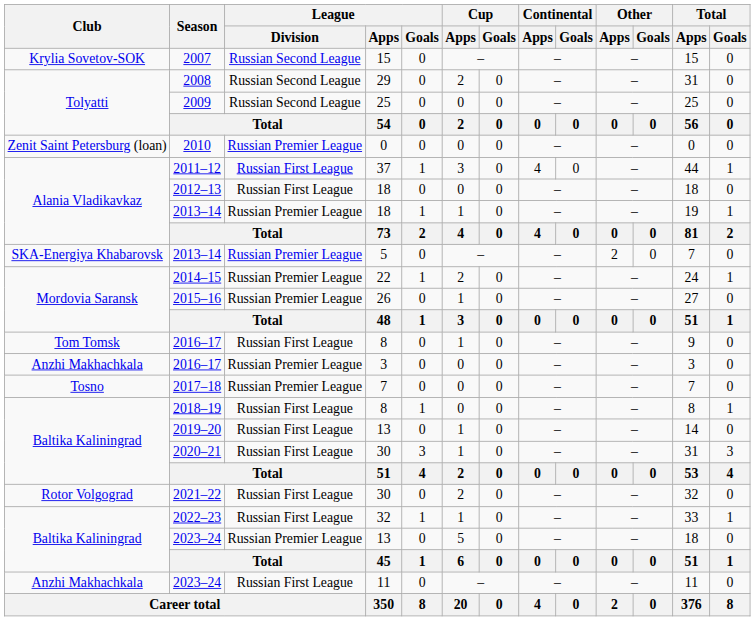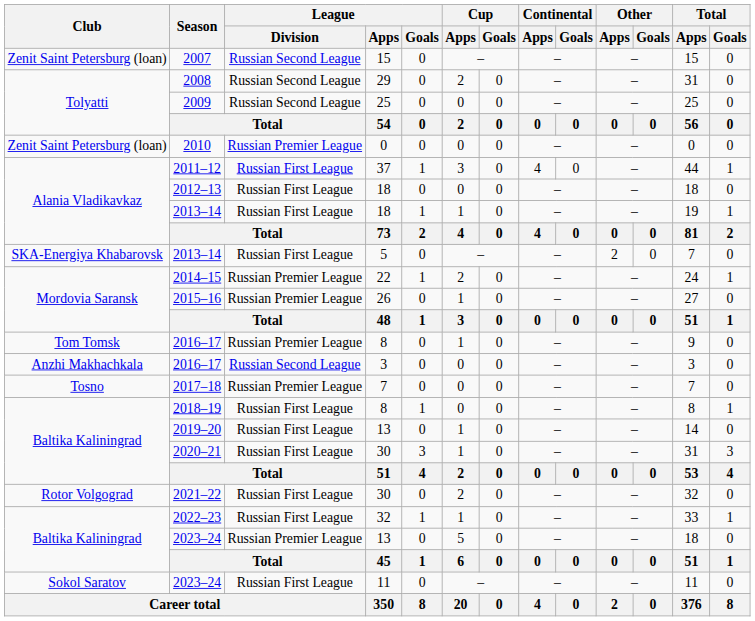(87, 59) Krylia Sovetov-SOK -> (87, 59) Zenit Saint Petersburg (loan)
(295, 211) Russian Premier League -> (295, 211) Russian First League
(295, 255) Russian Premier League -> (295, 255) Russian First League
(295, 342) Russian First League -> (295, 342) Russian Premier League
(295, 364) Russian Premier League -> (295, 364) Russian Second League
(87, 582) Anzhi Makhachkala -> (87, 582) Sokol Saratov
